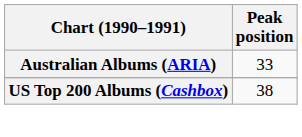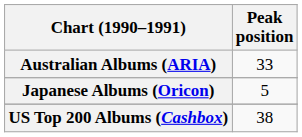+ row: (118, 90)
